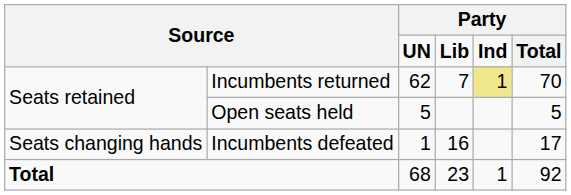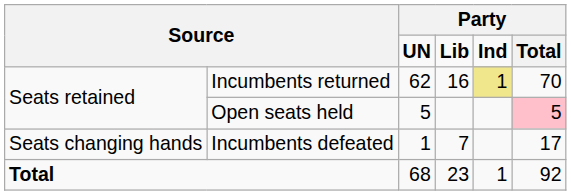(464, 81) 7 -> (458, 81) 16
(556, 112) no background -> (556, 112) pink background
(458, 143) 16 -> (464, 143) 7
